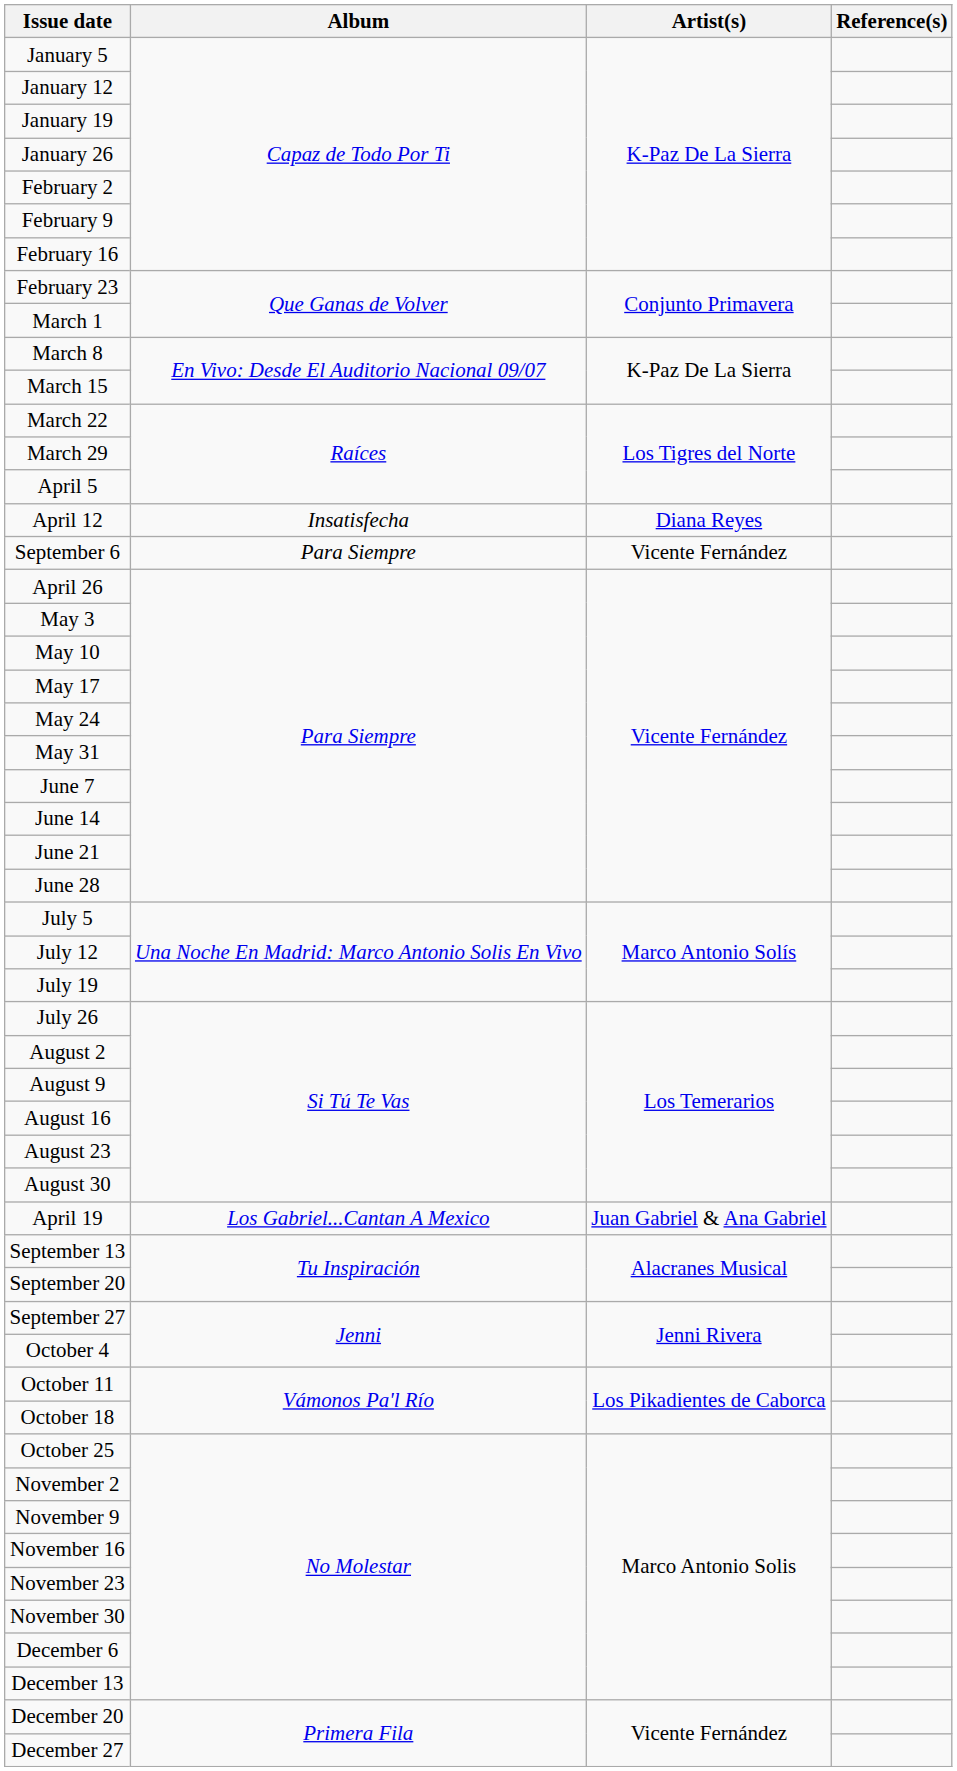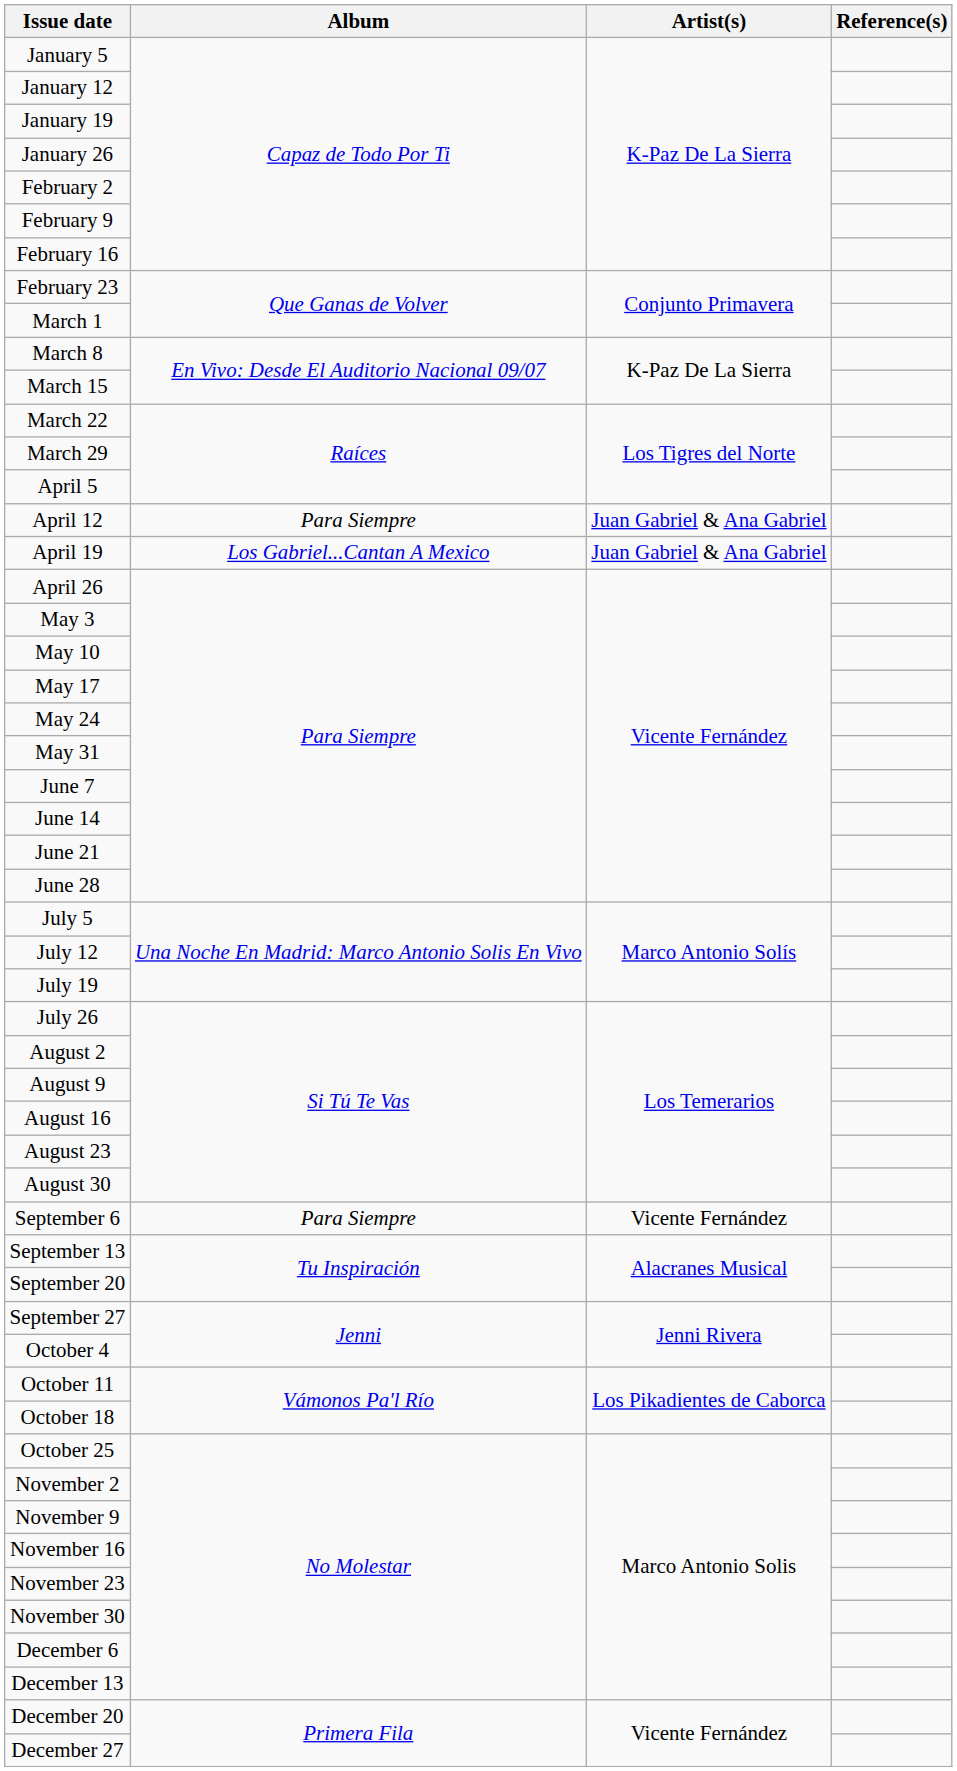(358, 519) Insatisfecha -> (358, 519) Para Siempre
(709, 519) Diana Reyes -> (709, 519) Juan Gabriel & Ana Gabriel
rows swapped: (67, 1217) <-> (67, 552)
